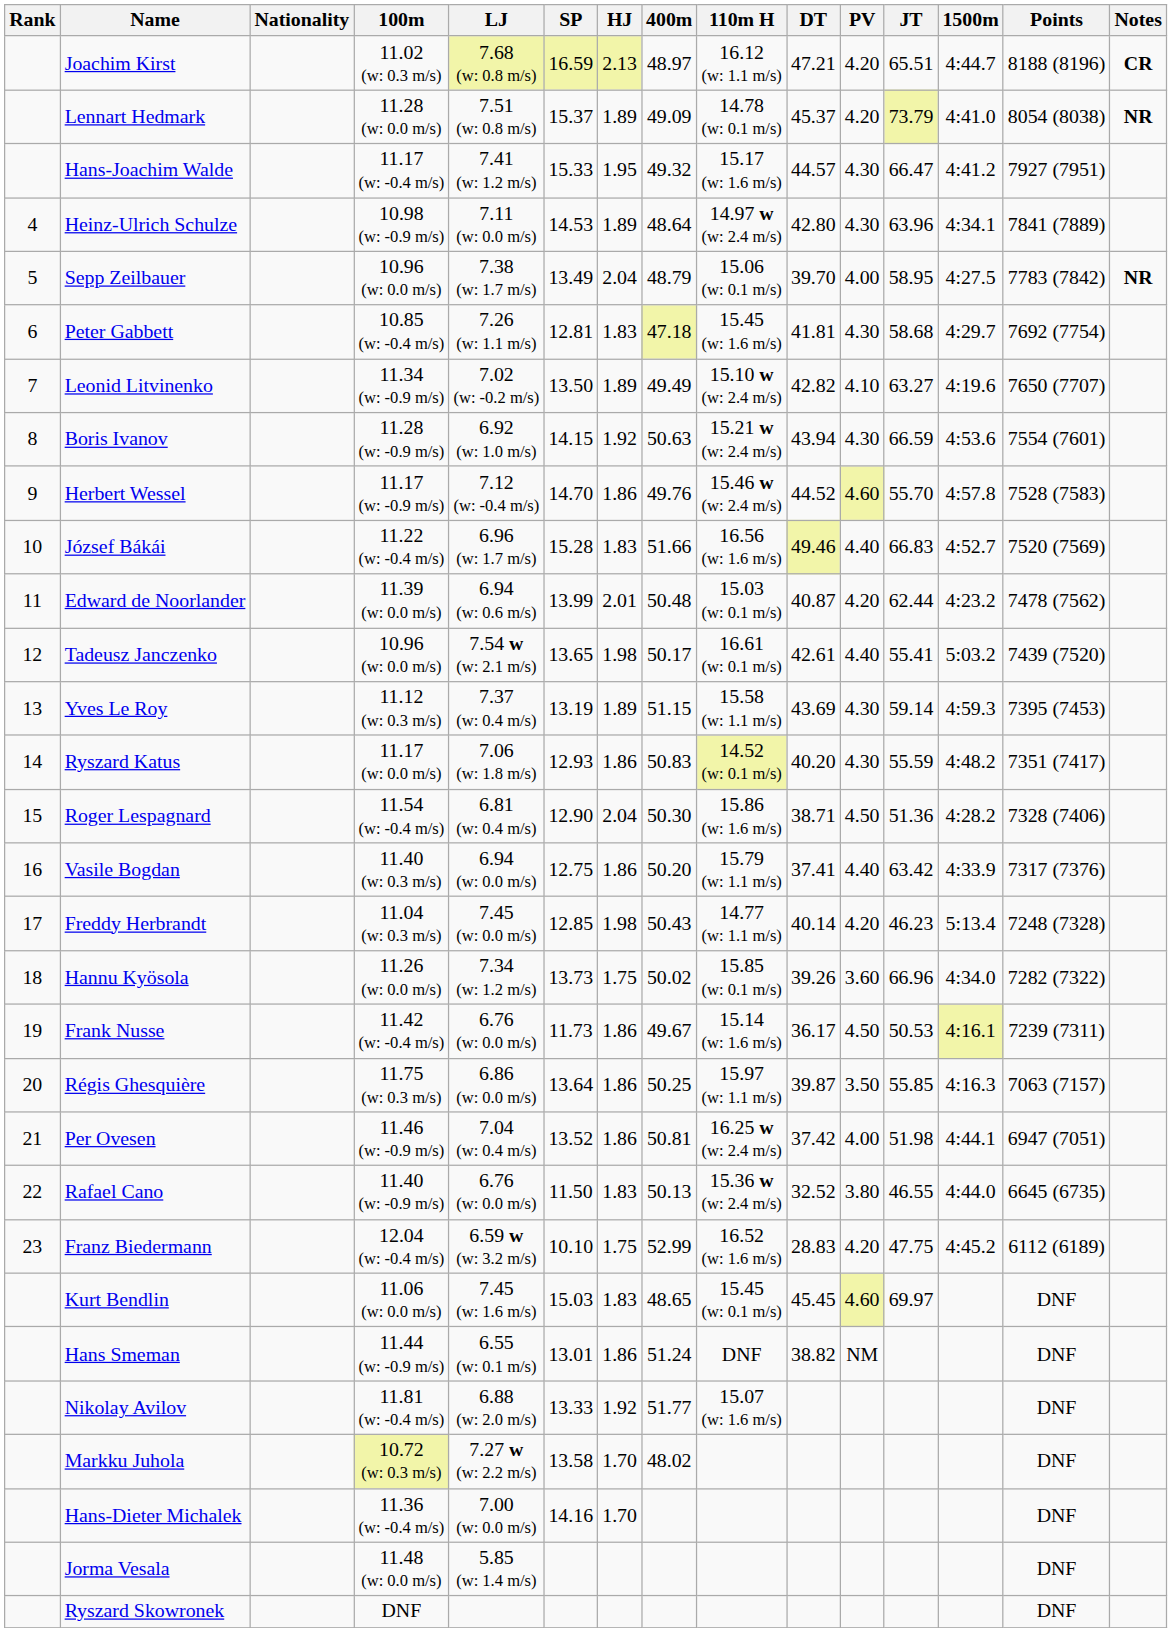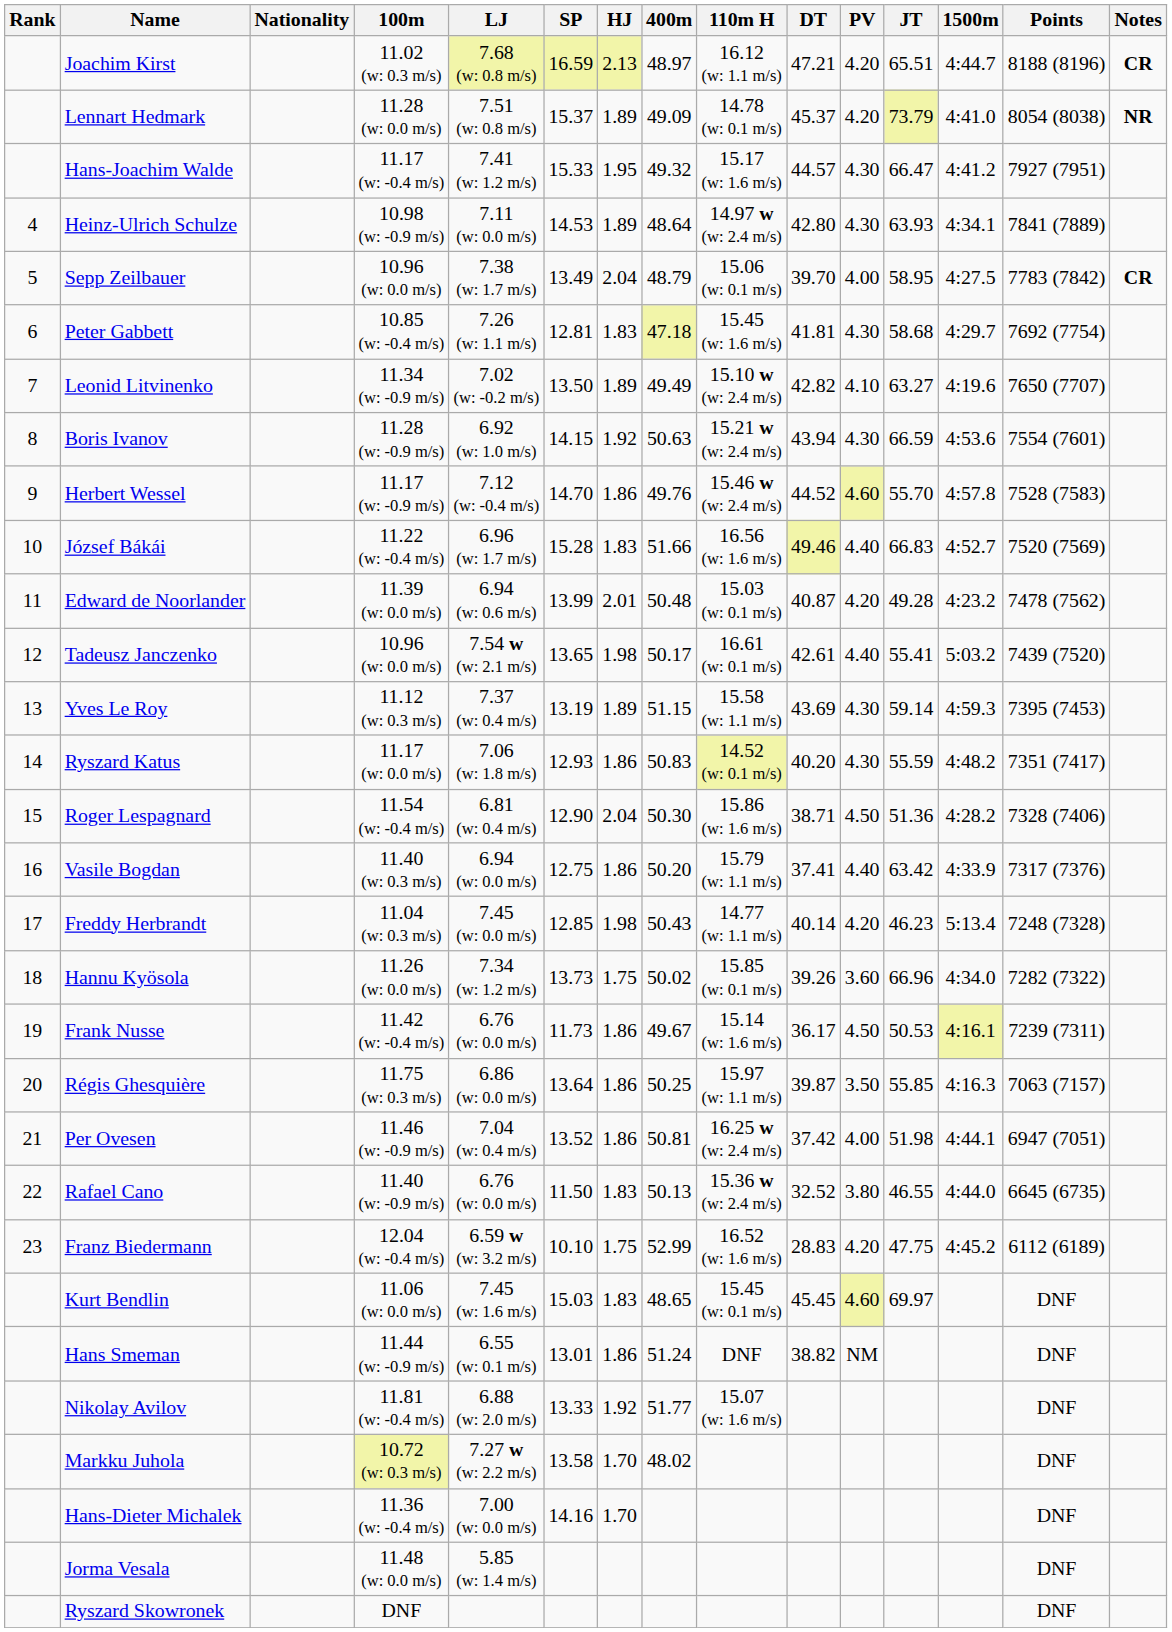(911, 224) 63.96 -> (911, 224) 63.93
(1138, 277) NR -> (1138, 277) CR
(911, 600) 62.44 -> (911, 600) 49.28
